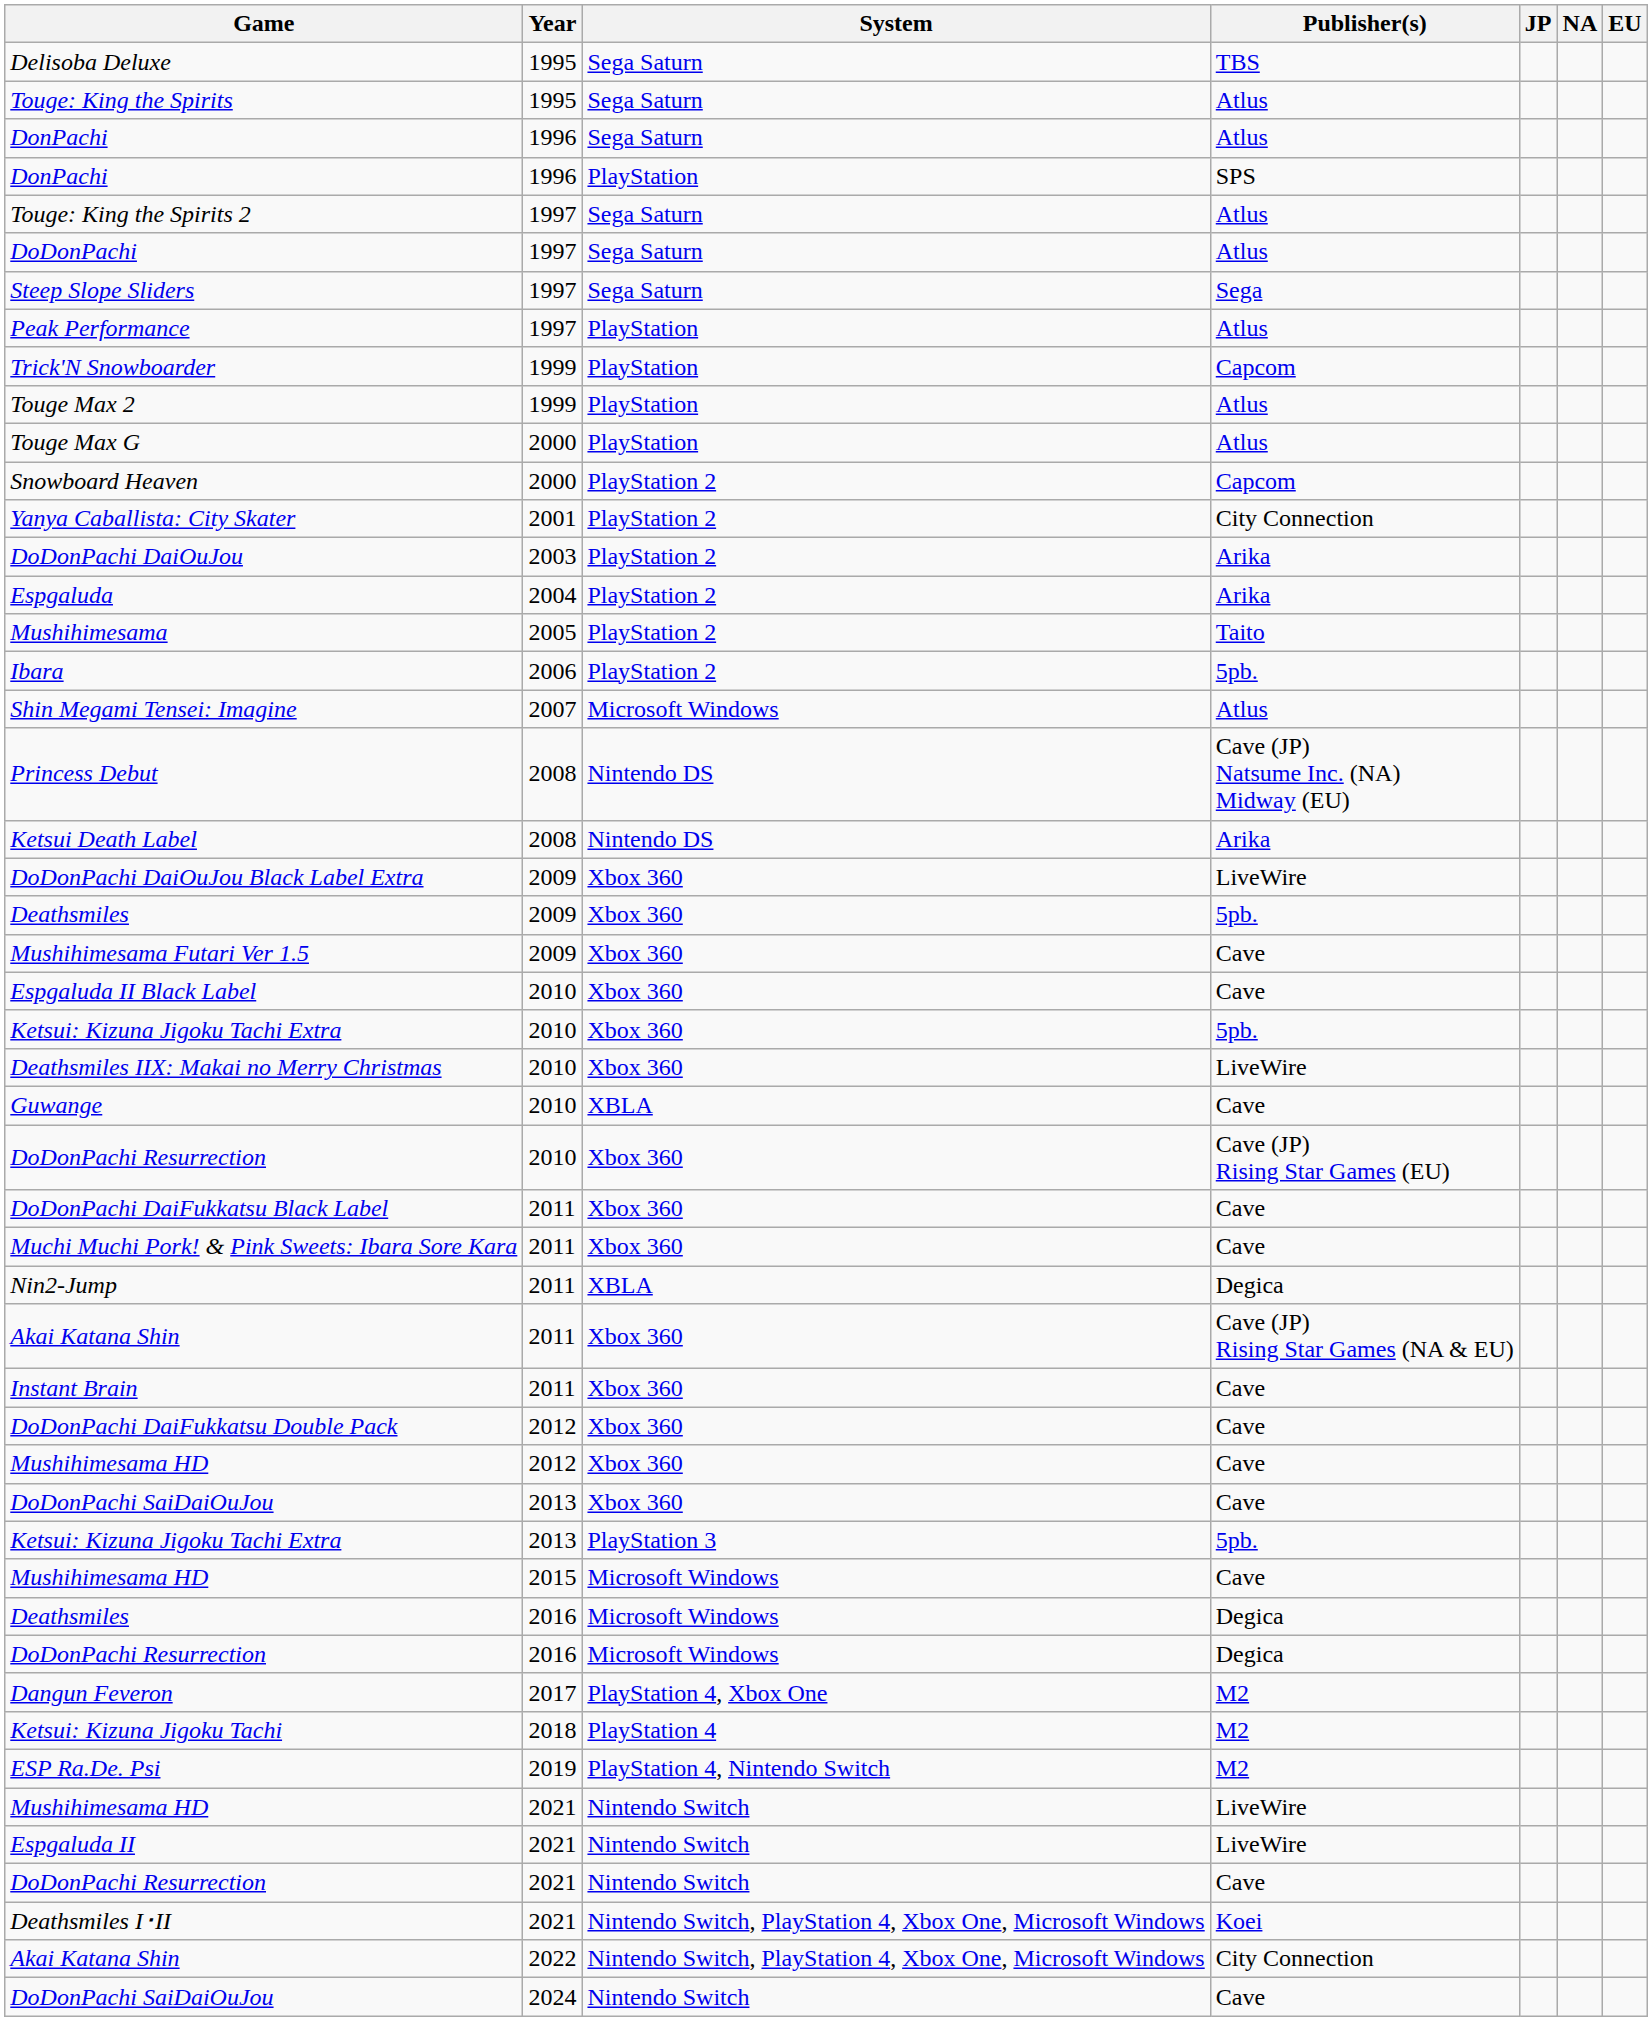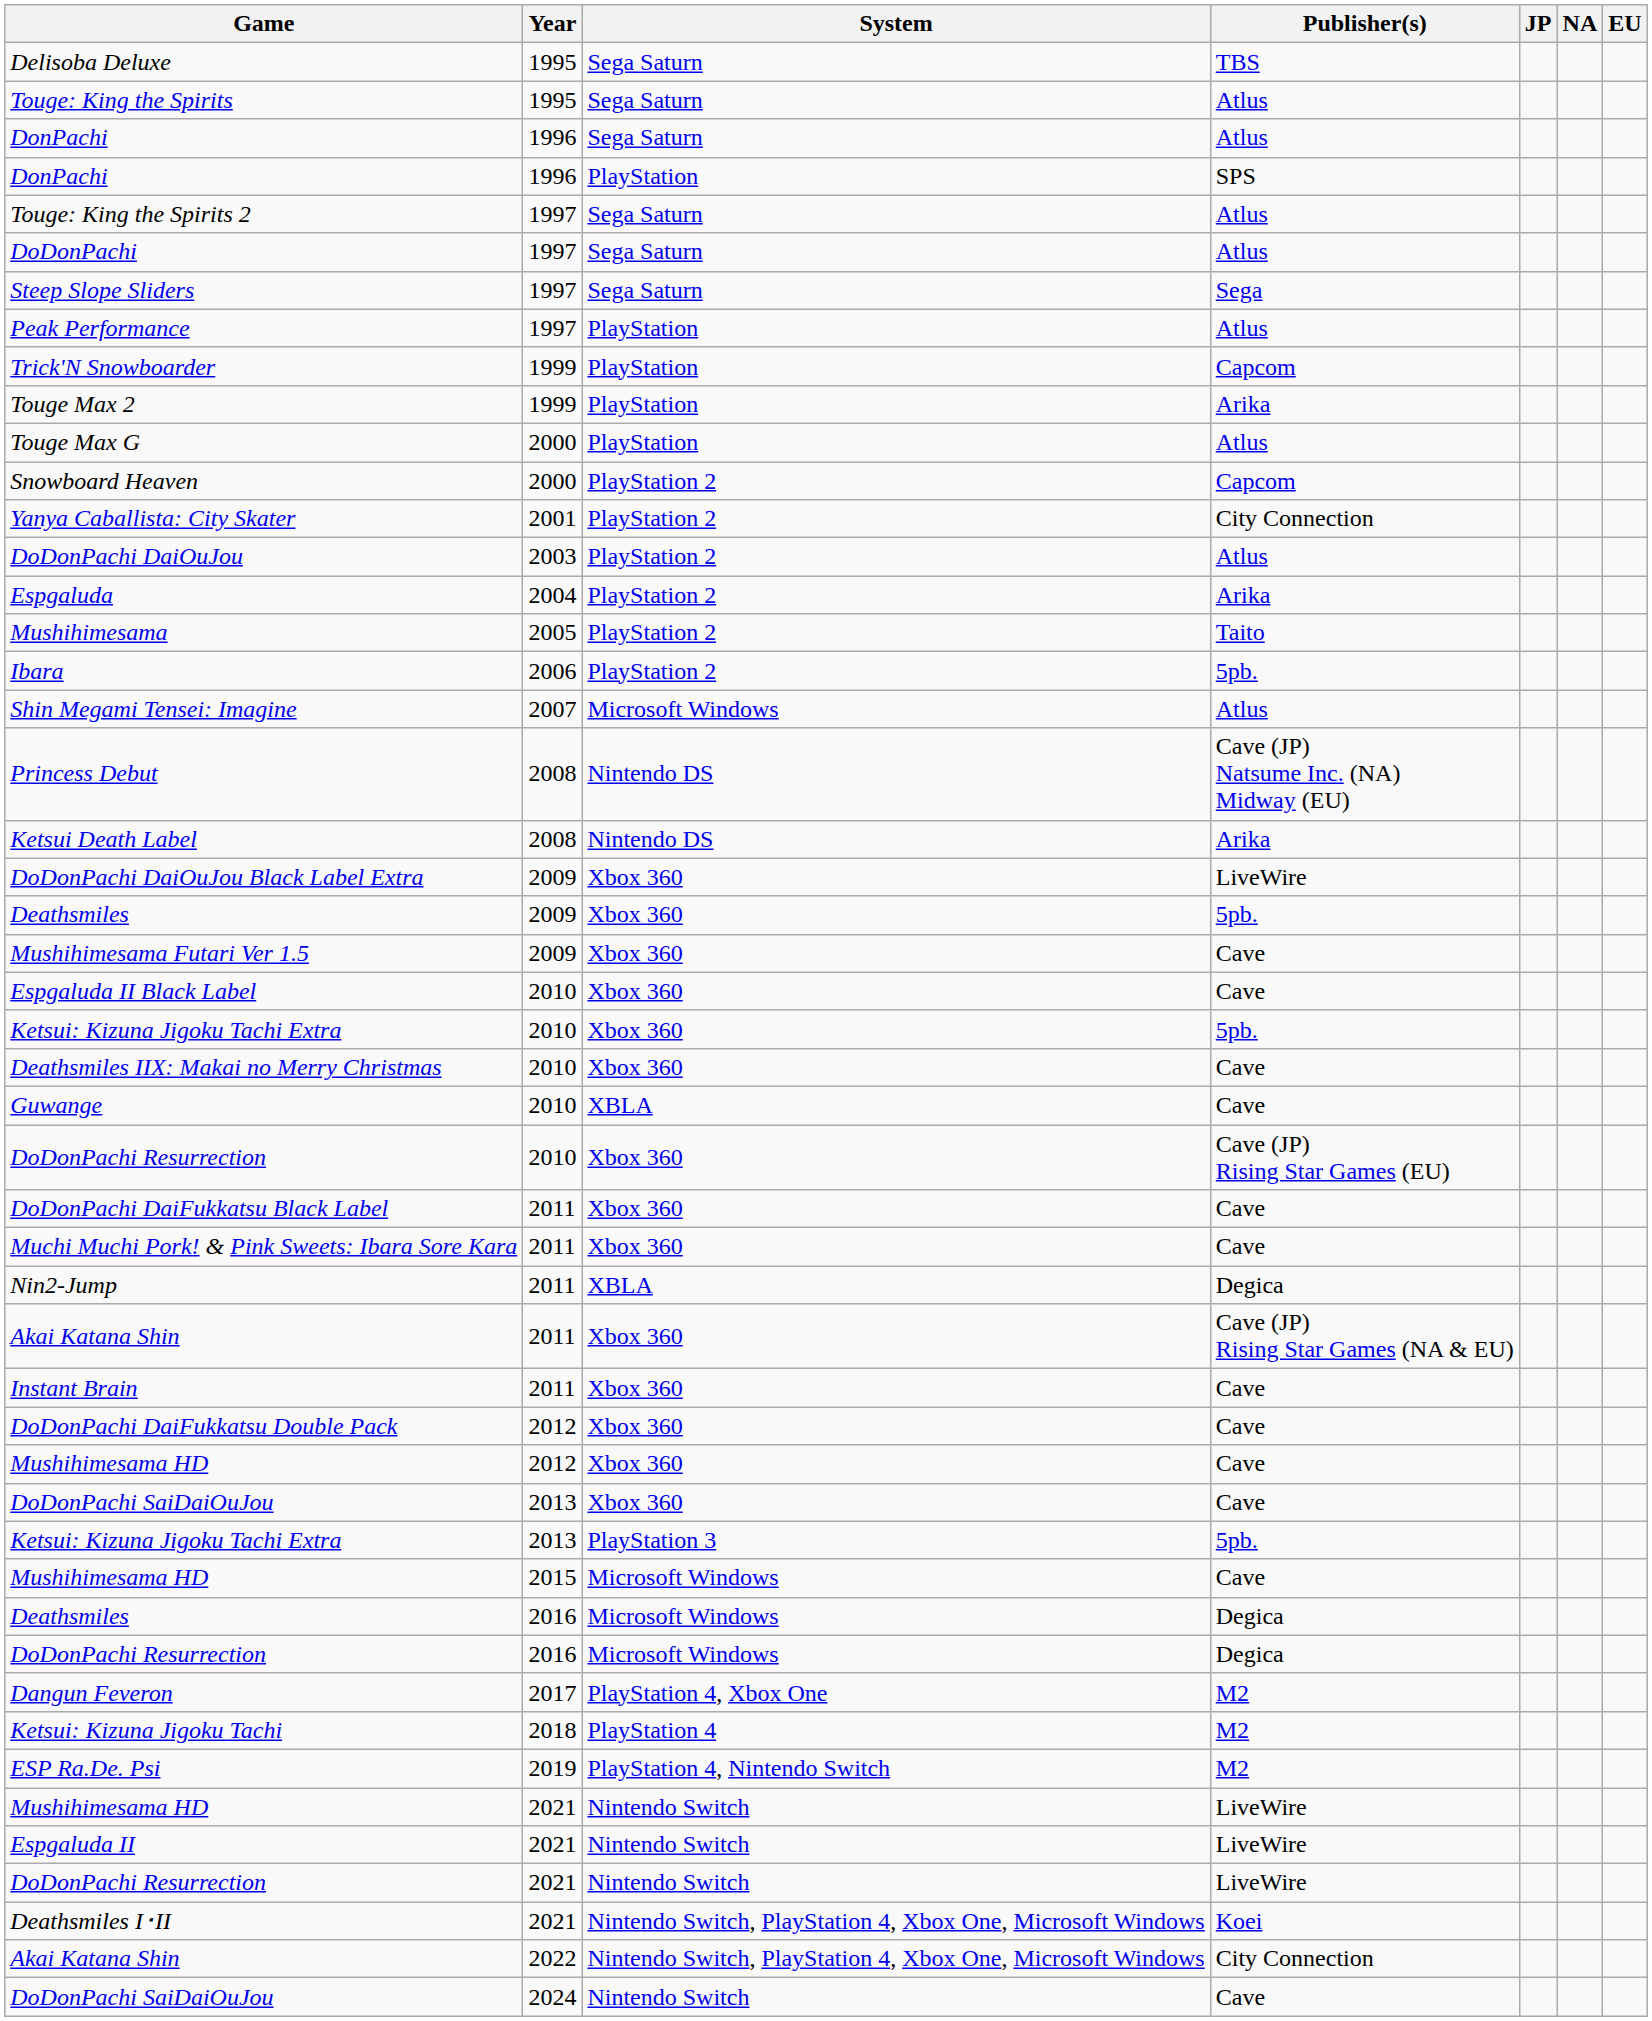(1242, 404) Atlus -> (1243, 404) Arika
(1243, 556) Arika -> (1242, 556) Atlus
(1261, 1067) LiveWire -> (1240, 1067) Cave
(1240, 1882) Cave -> (1261, 1882) LiveWire
